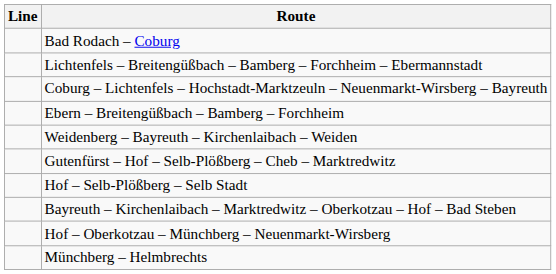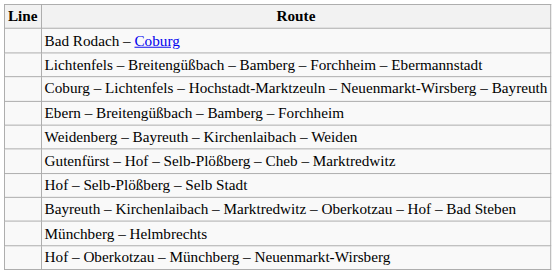rows swapped: (126, 257) <-> (217, 233)
